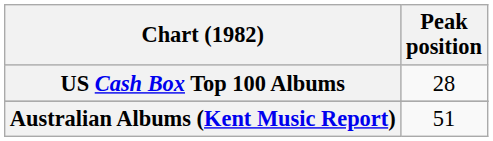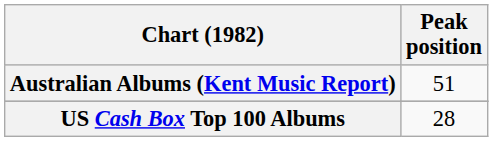rows swapped: (203, 118) <-> (203, 82)
